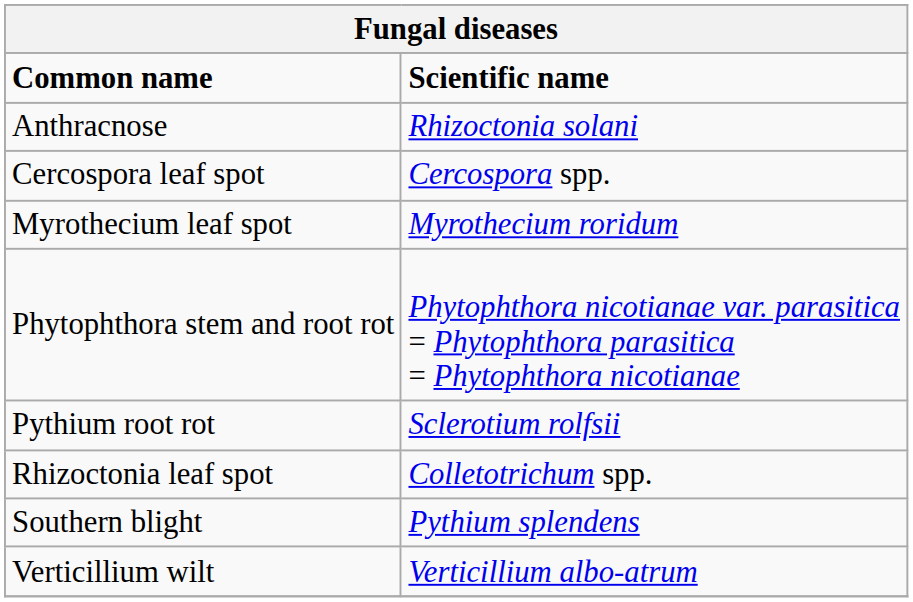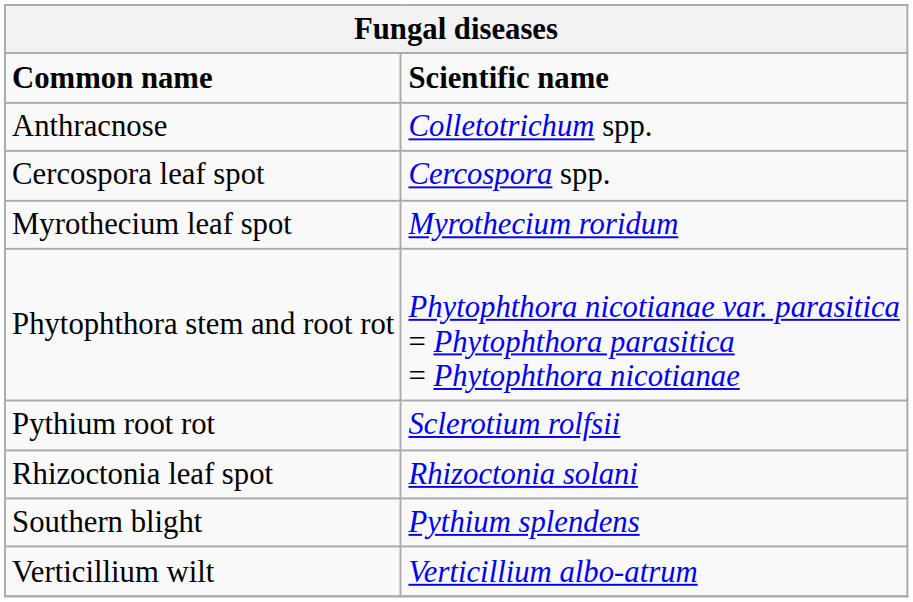(523, 126) Rhizoctonia solani -> (530, 126) Colletotrichum spp.
(530, 473) Colletotrichum spp. -> (523, 473) Rhizoctonia solani
